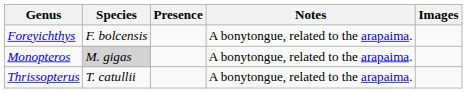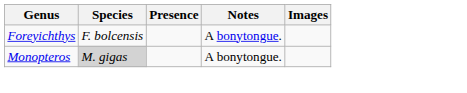(311, 35) A bonytongue, related to the arapaima. -> (243, 35) A bonytongue.
(311, 56) A bonytongue, related to the arapaima. -> (243, 56) A bonytongue.
- row: (44, 77)
